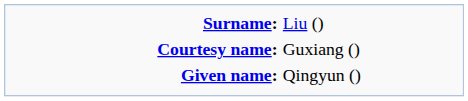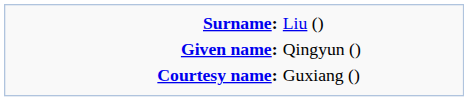rows swapped: (229, 74) <-> (217, 48)
